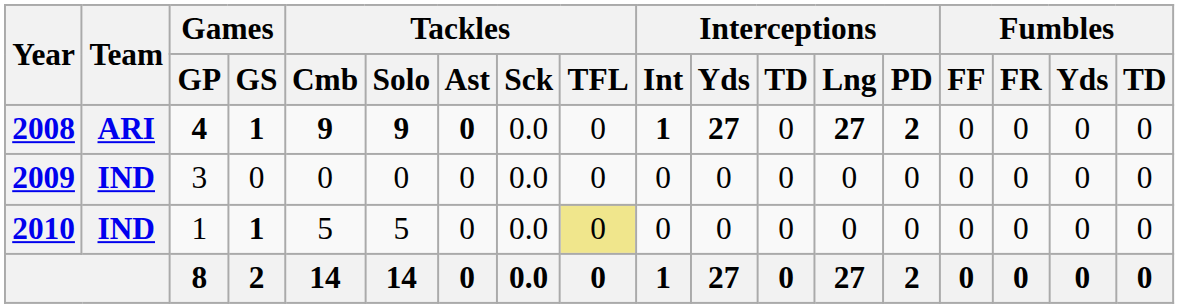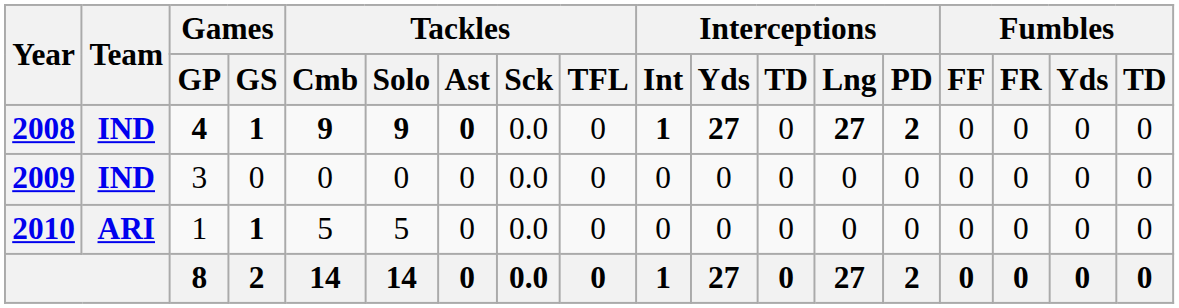(126, 128) ARI -> (126, 128) IND
(126, 228) IND -> (126, 228) ARI
(598, 228) khaki background -> (598, 228) no background
